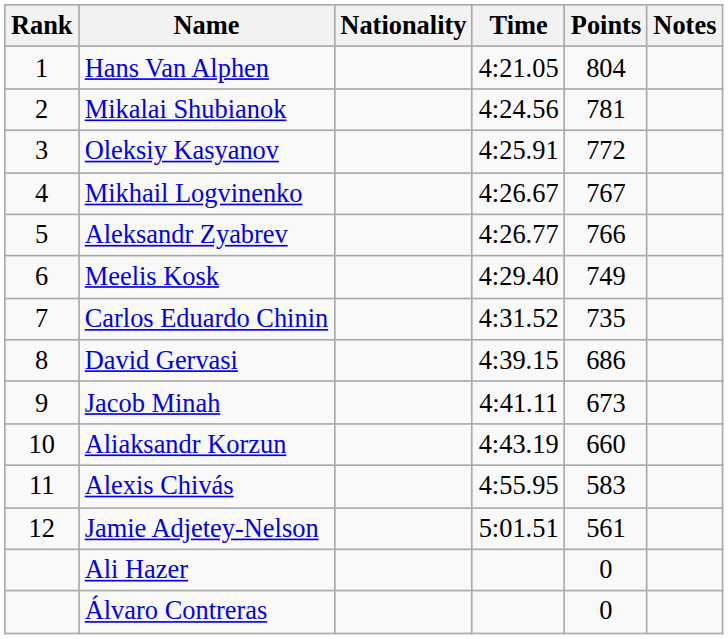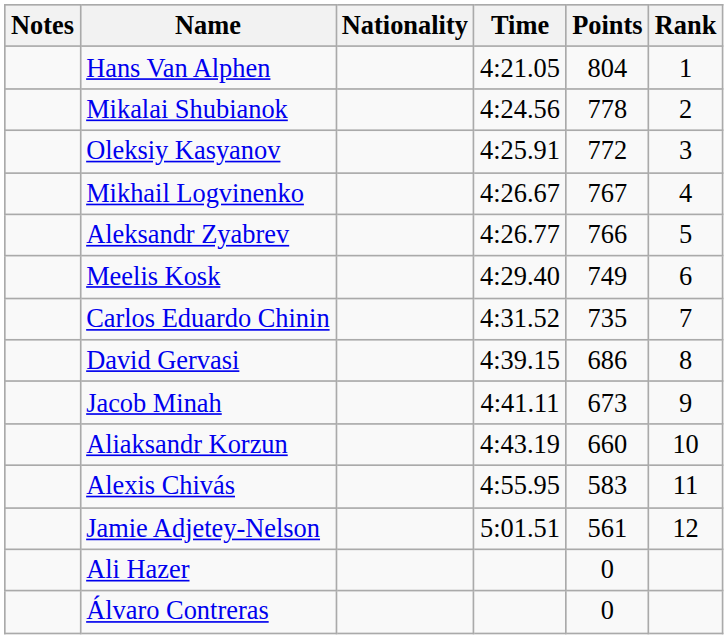columns swapped: (42, 25) <-> (685, 25)
(606, 109) 781 -> (607, 109) 778
